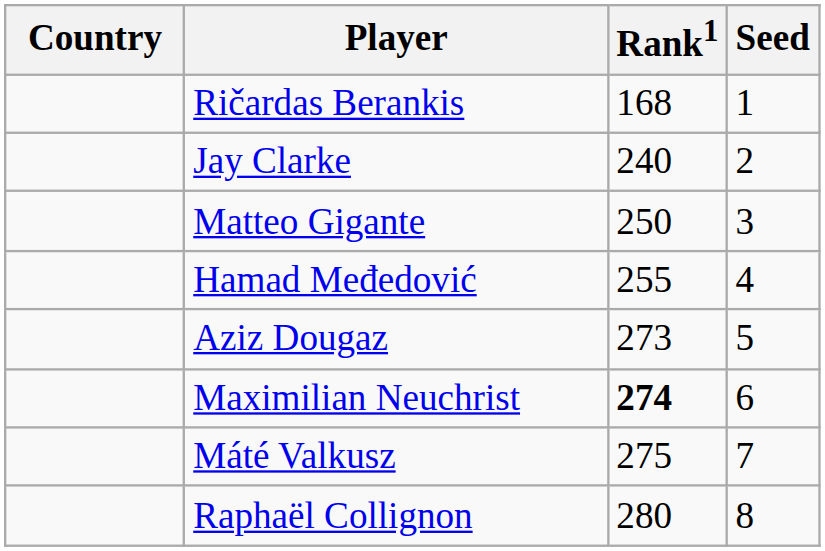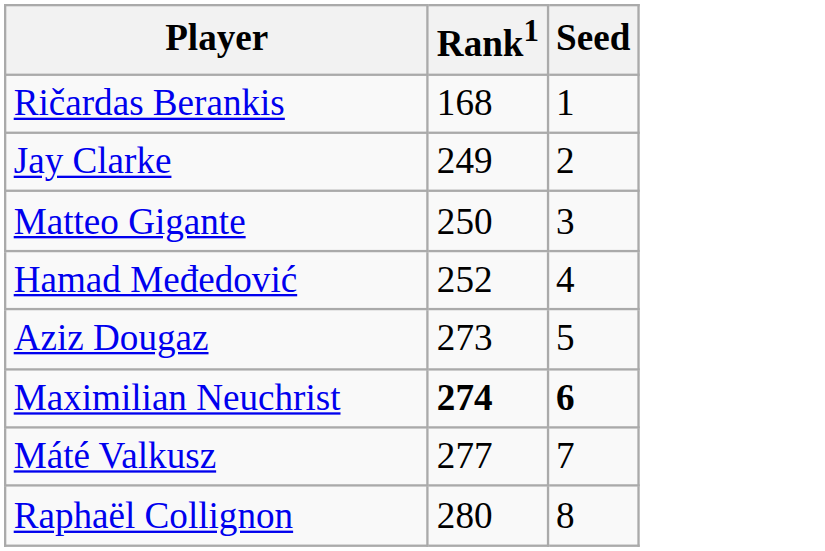- column: (95, 38)
(644, 161) 240 -> (465, 161) 249
(644, 279) 255 -> (465, 279) 252
(745, 397) normal -> (565, 397) bold
(644, 456) 275 -> (465, 456) 277
